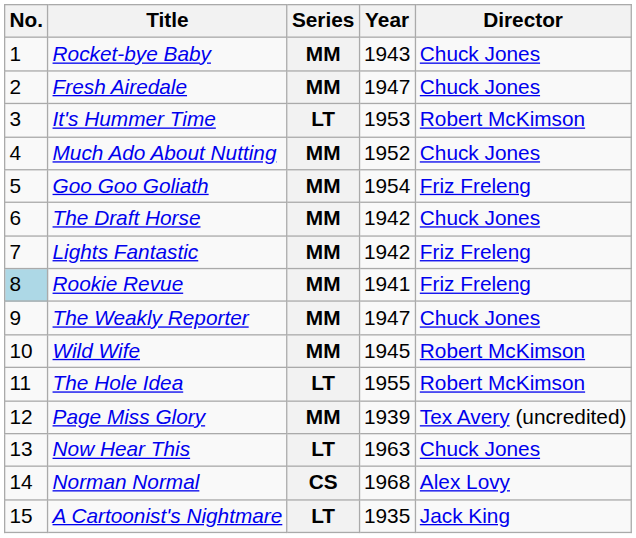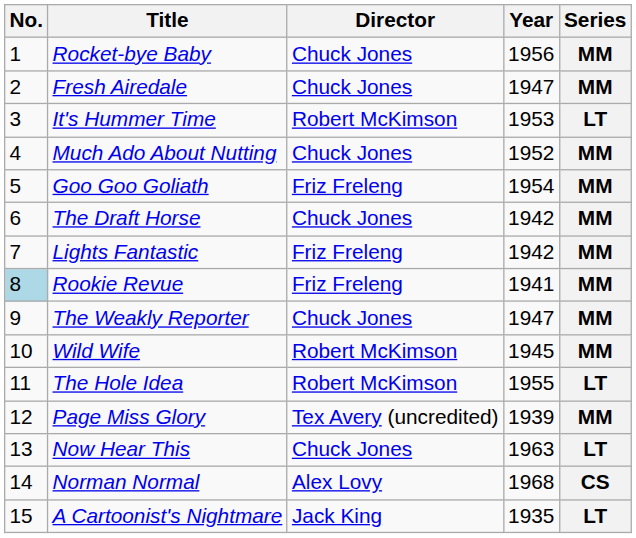columns swapped: (523, 20) <-> (323, 20)
(387, 53) 1943 -> (531, 53) 1956
